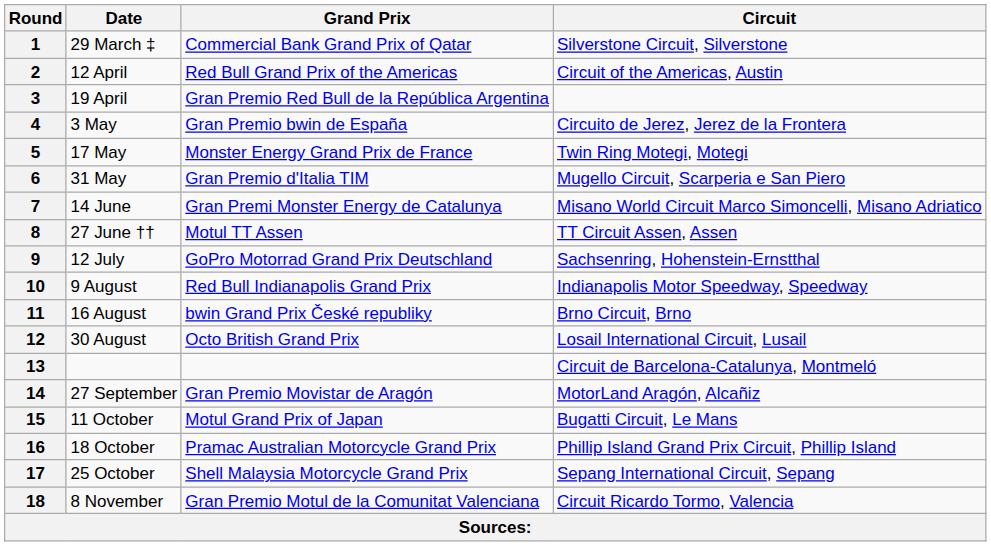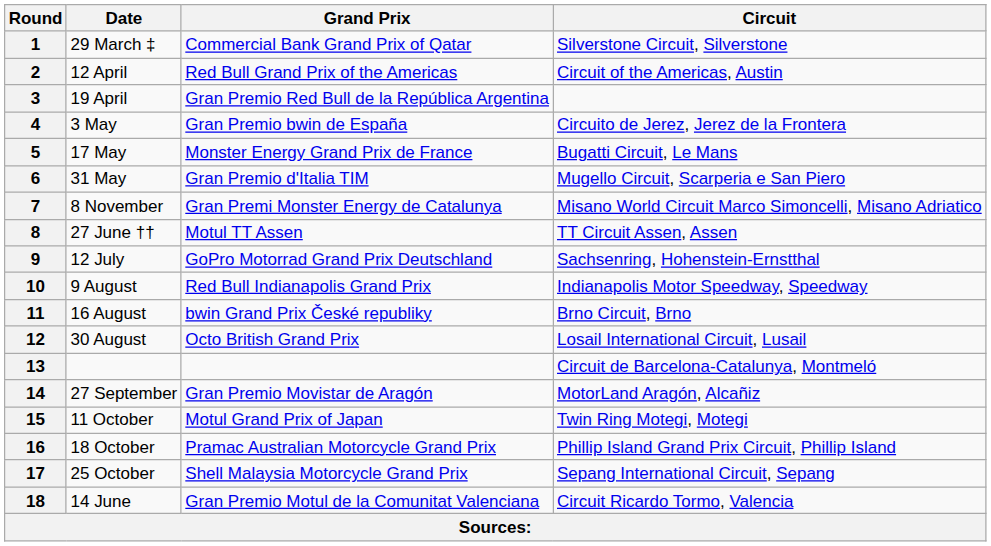(652, 152) Twin Ring Motegi, Motegi -> (647, 152) Bugatti Circuit, Le Mans
(101, 205) 14 June -> (117, 205) 8 November
(647, 420) Bugatti Circuit, Le Mans -> (652, 420) Twin Ring Motegi, Motegi
(117, 500) 8 November -> (101, 500) 14 June
